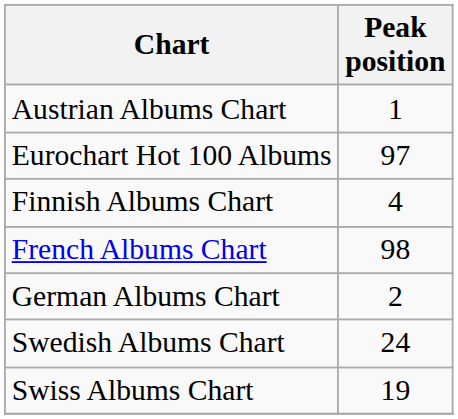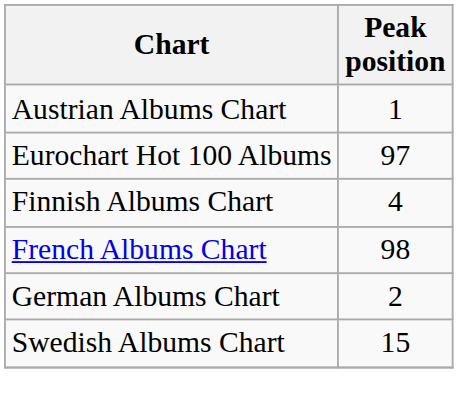(395, 342) 24 -> (395, 342) 15
- row: (133, 389)
